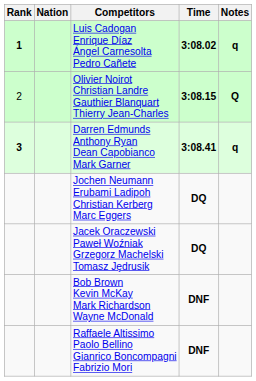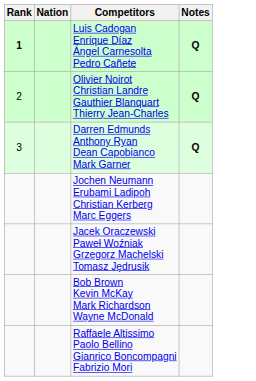- column: (199, 12)
(235, 46) q -> (196, 46) Q
(19, 147) bold -> (19, 147) normal
(235, 147) q -> (196, 147) Q
